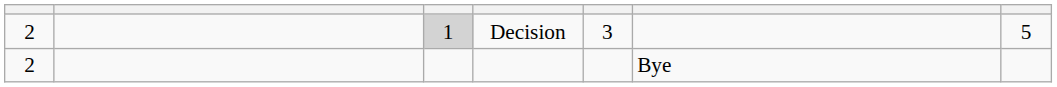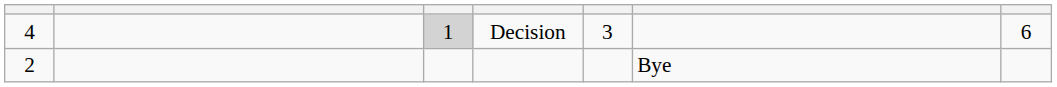(30, 31) 2 -> (30, 31) 4
(1026, 31) 5 -> (1026, 31) 6
